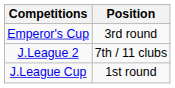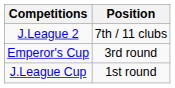rows swapped: (48, 53) <-> (48, 33)
